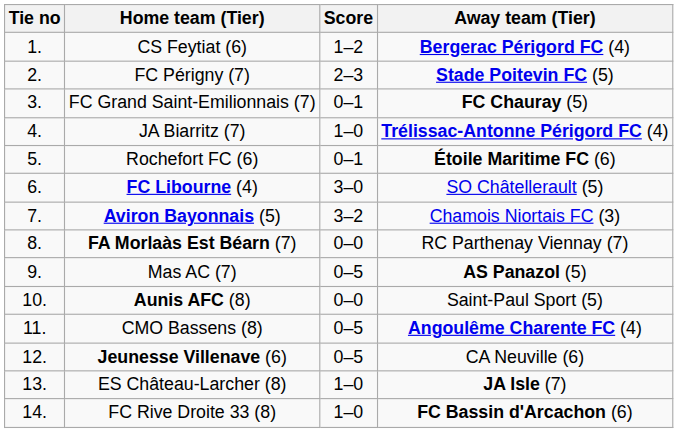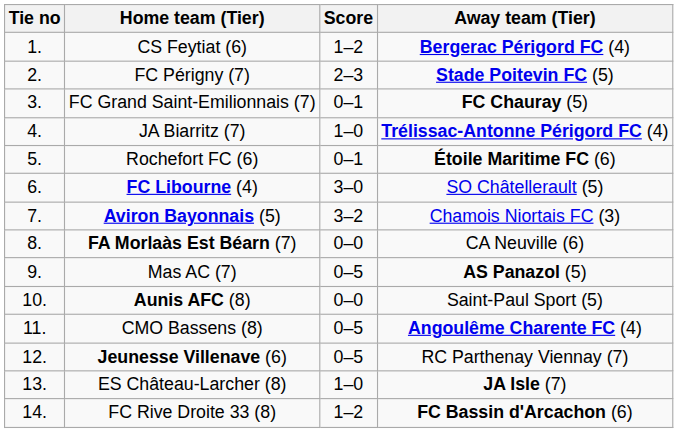(525, 243) RC Parthenay Viennay (7) -> (525, 243) CA Neuville (6)
(525, 356) CA Neuville (6) -> (525, 356) RC Parthenay Viennay (7)
(348, 412) 1–0 -> (348, 412) 1–2
